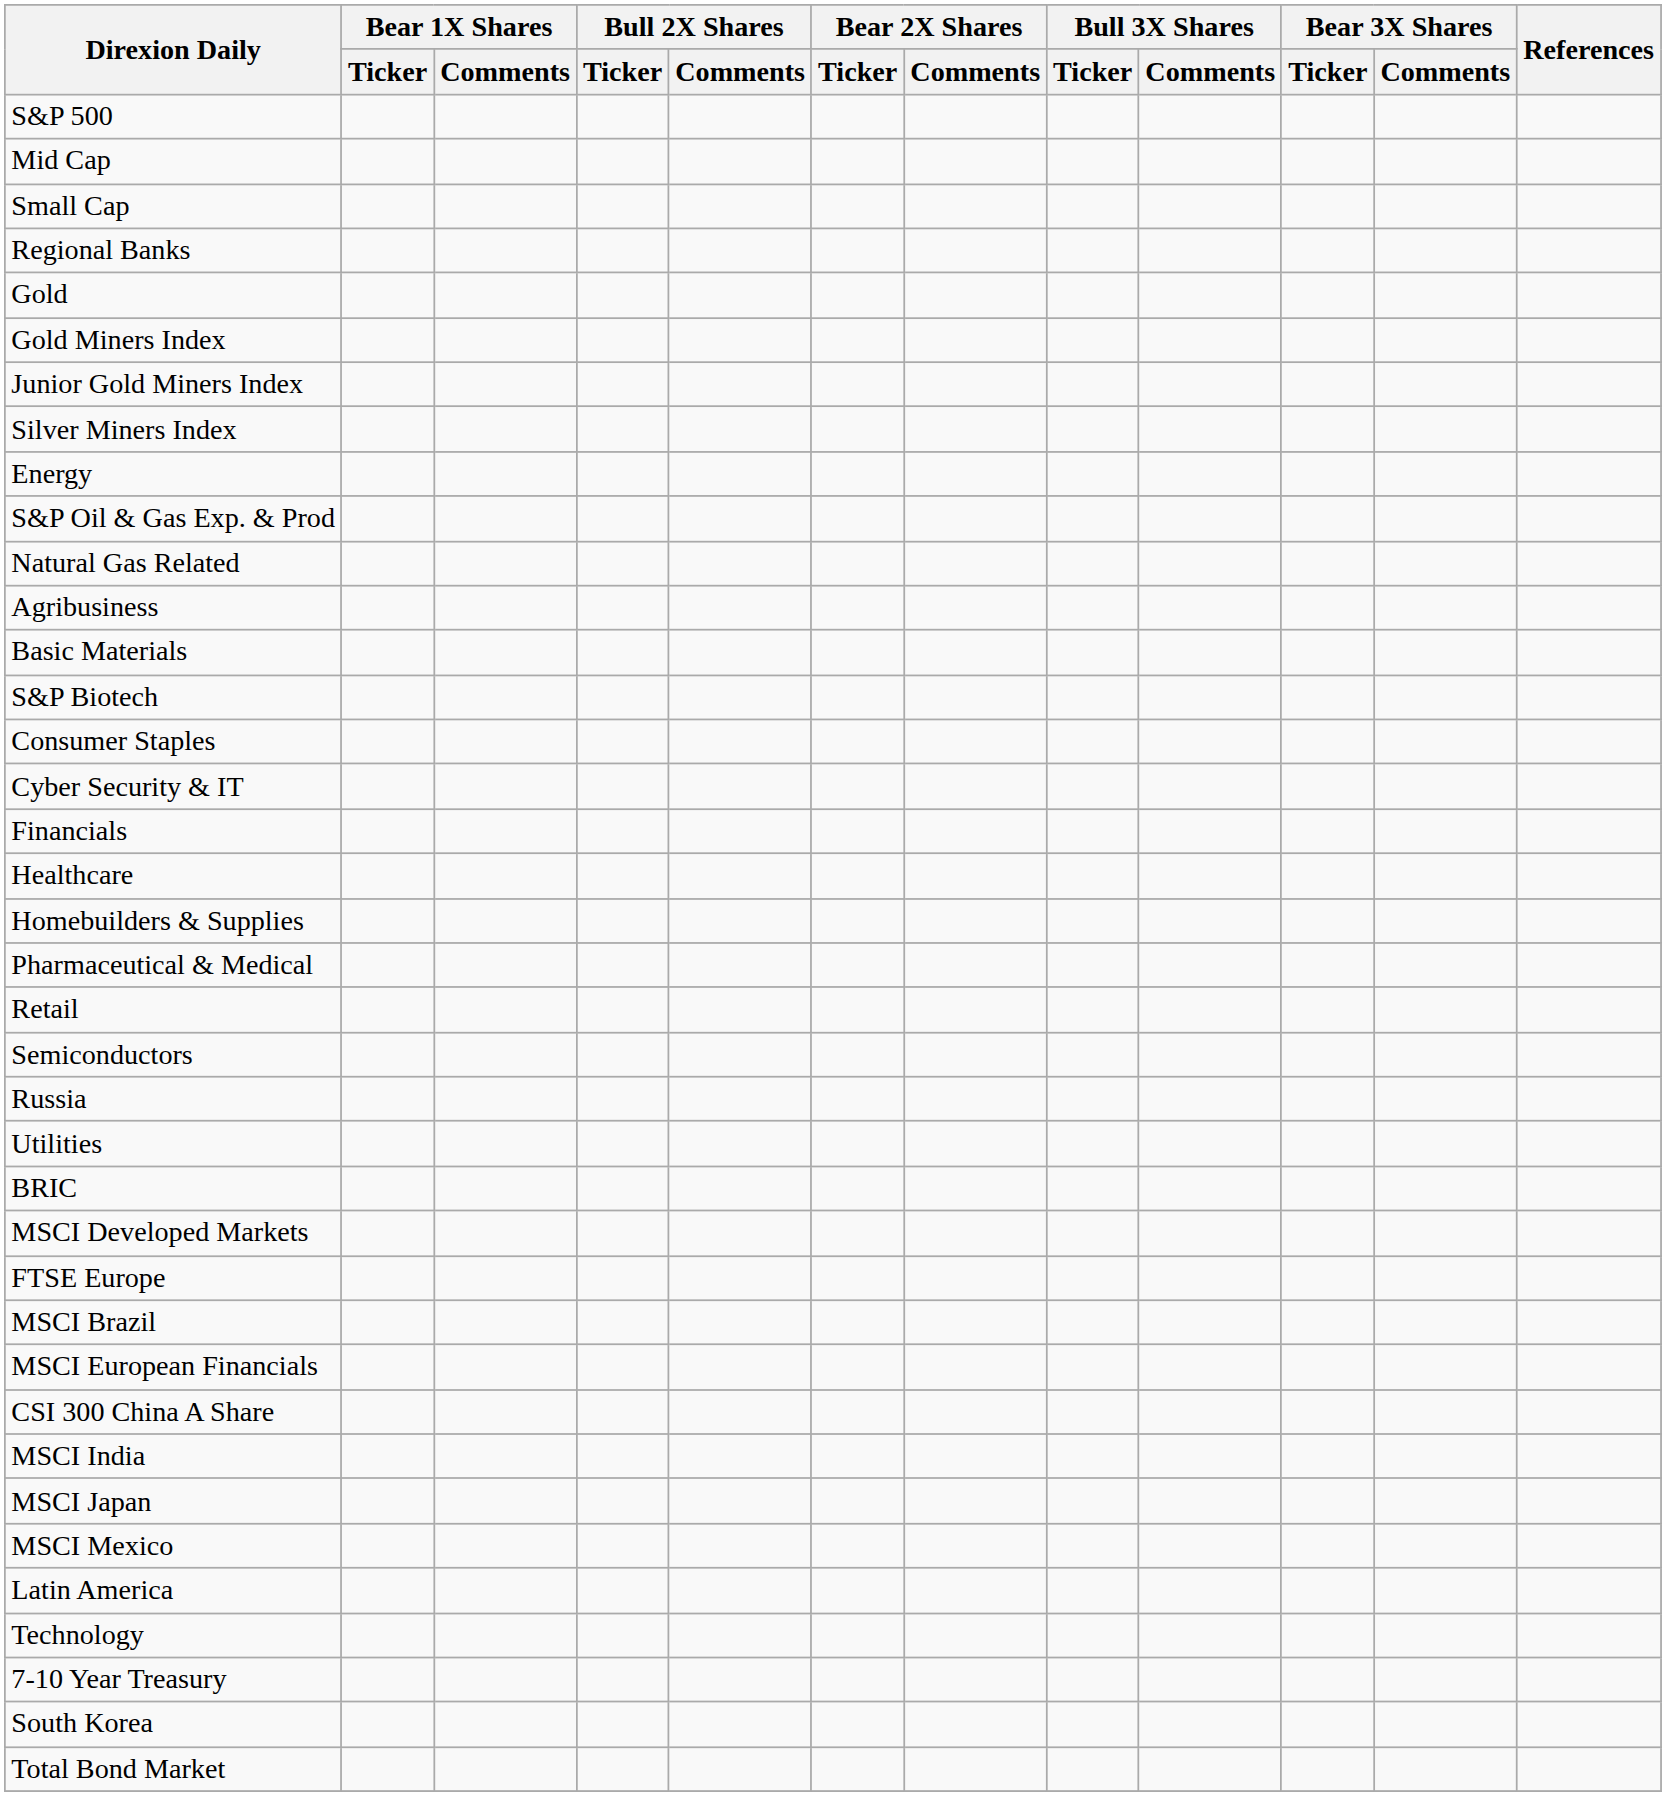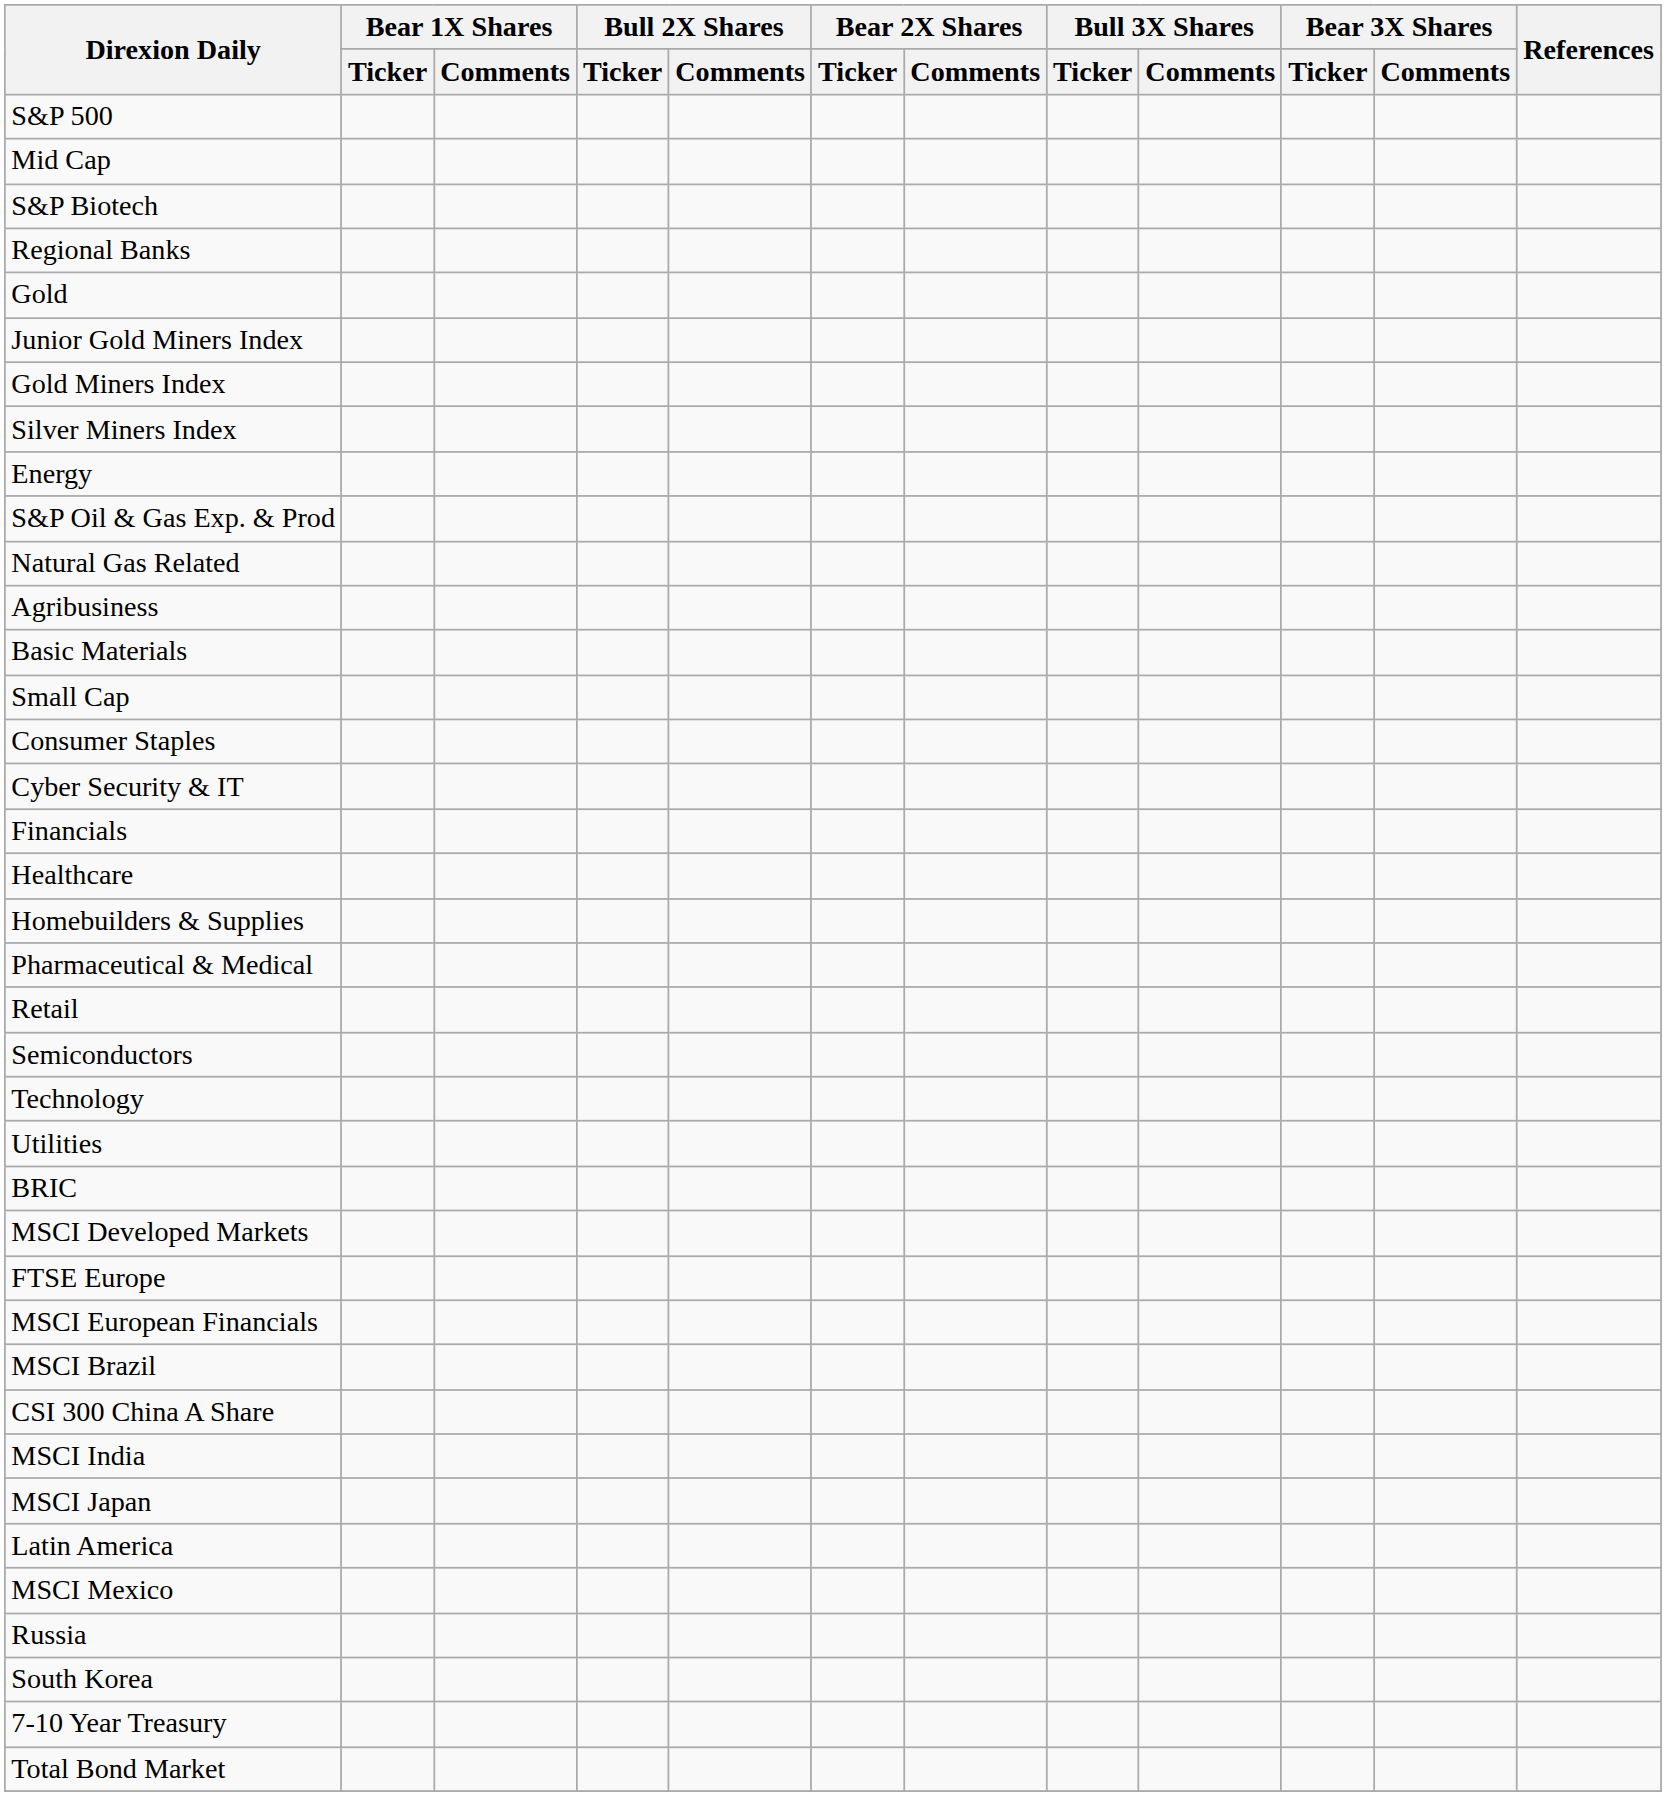rows swapped: (70, 205) <-> (85, 696)
rows swapped: (119, 339) <-> (157, 384)
rows swapped: (78, 1634) <-> (49, 1098)
rows swapped: (165, 1366) <-> (84, 1321)
rows swapped: (92, 1589) <-> (92, 1545)
rows swapped: (82, 1723) <-> (119, 1679)
